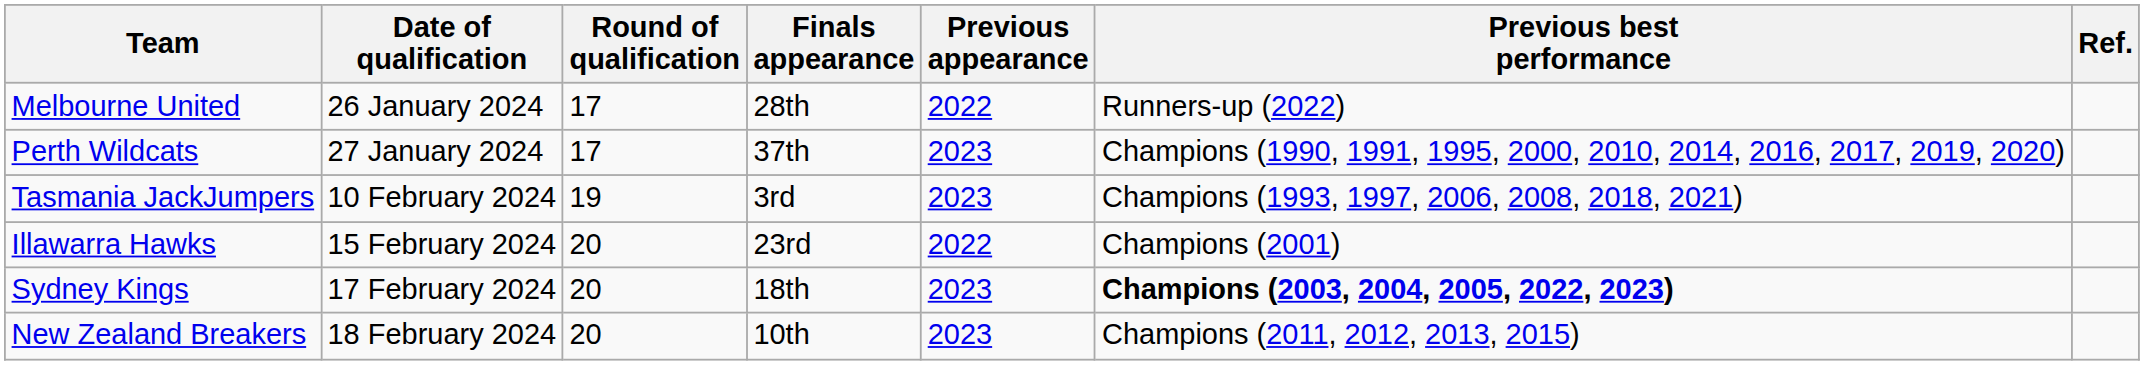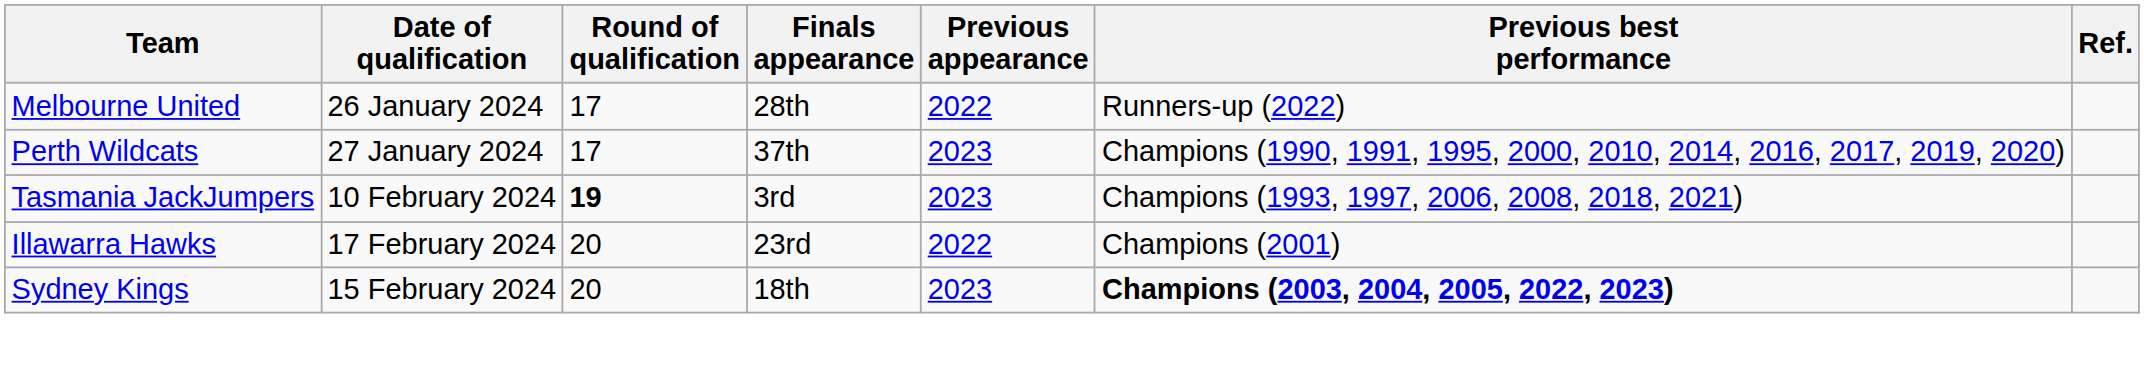(586, 197) normal -> (586, 197) bold
(442, 243) 15 February 2024 -> (442, 243) 17 February 2024
(442, 289) 17 February 2024 -> (442, 289) 15 February 2024
- row: (159, 335)
